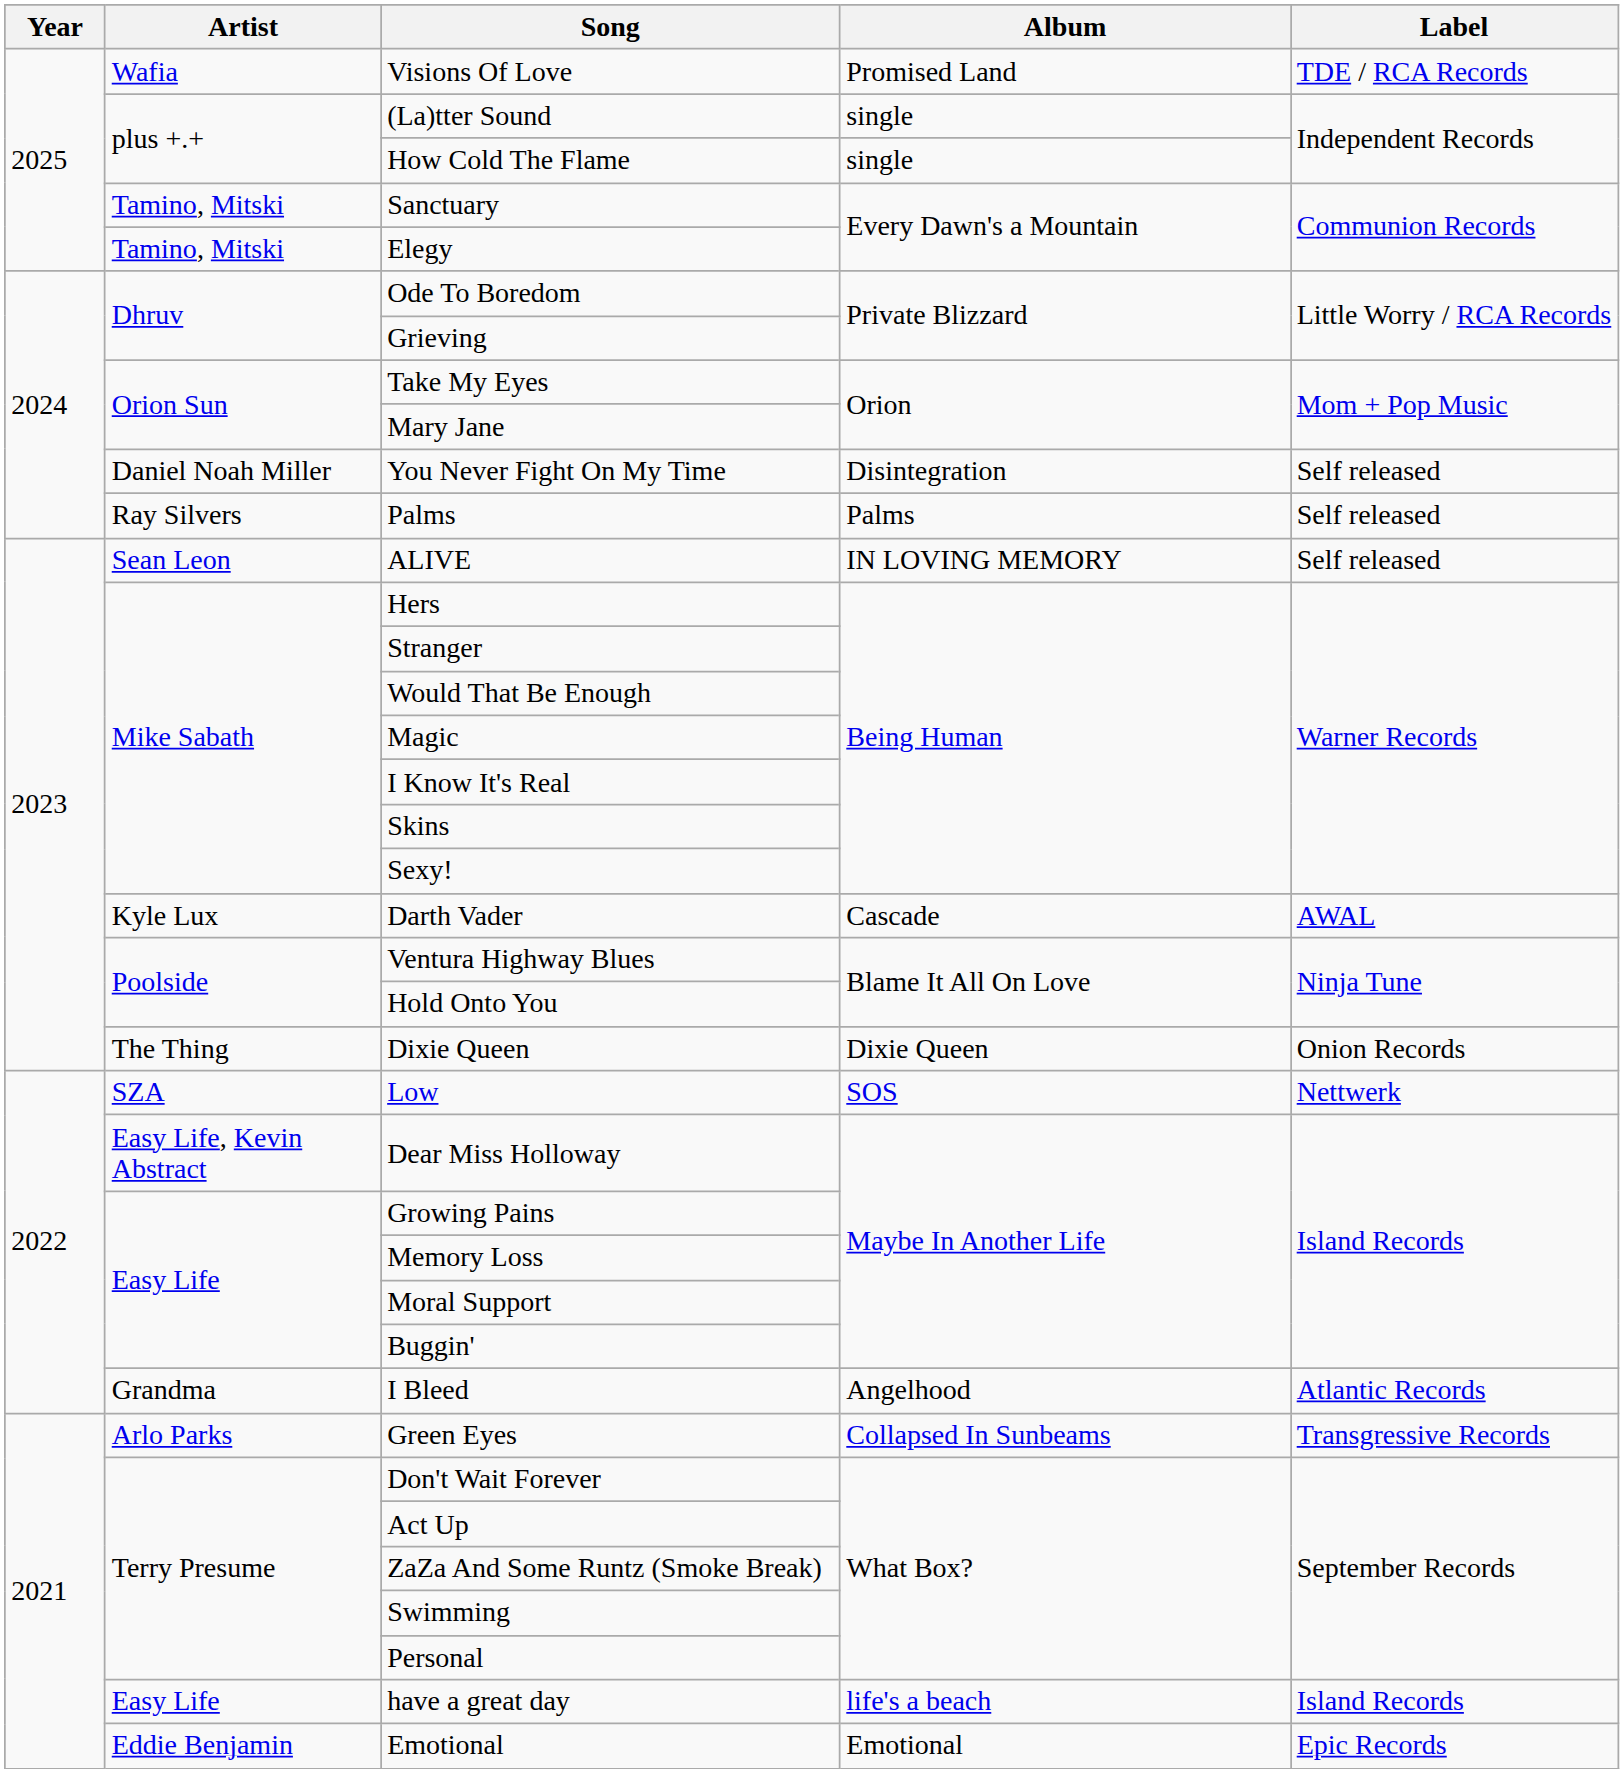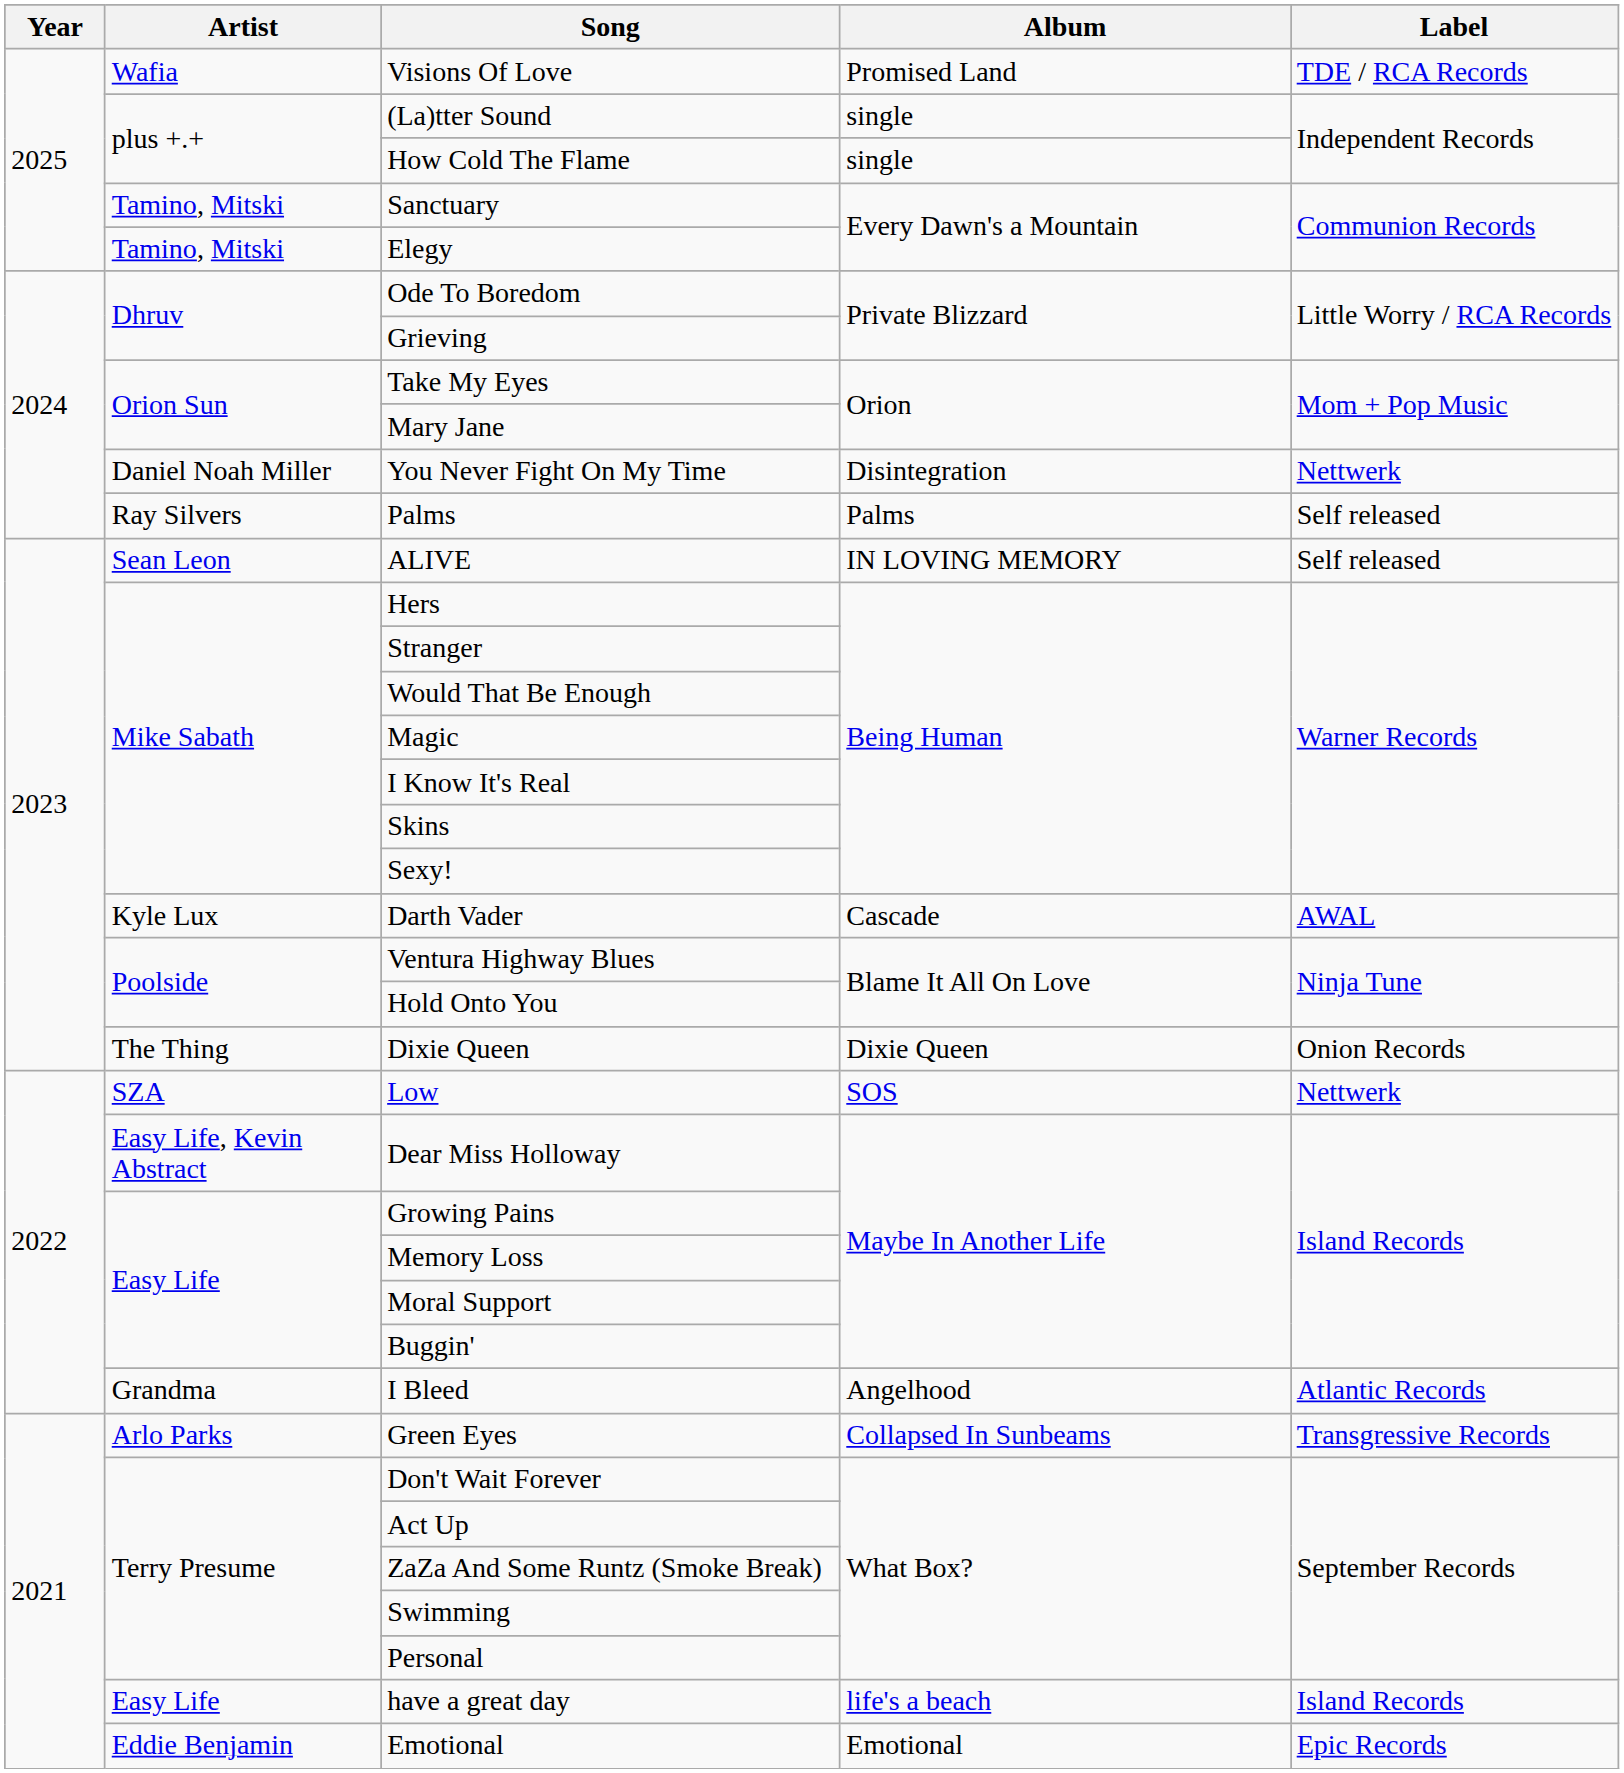(1369, 470) Self released -> (1349, 470) Nettwerk
